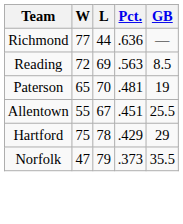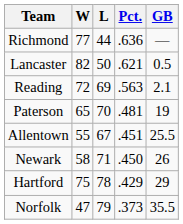+ row: (38, 64)
(162, 64) 8.5 -> (162, 88) 2.1
+ row: (38, 159)
